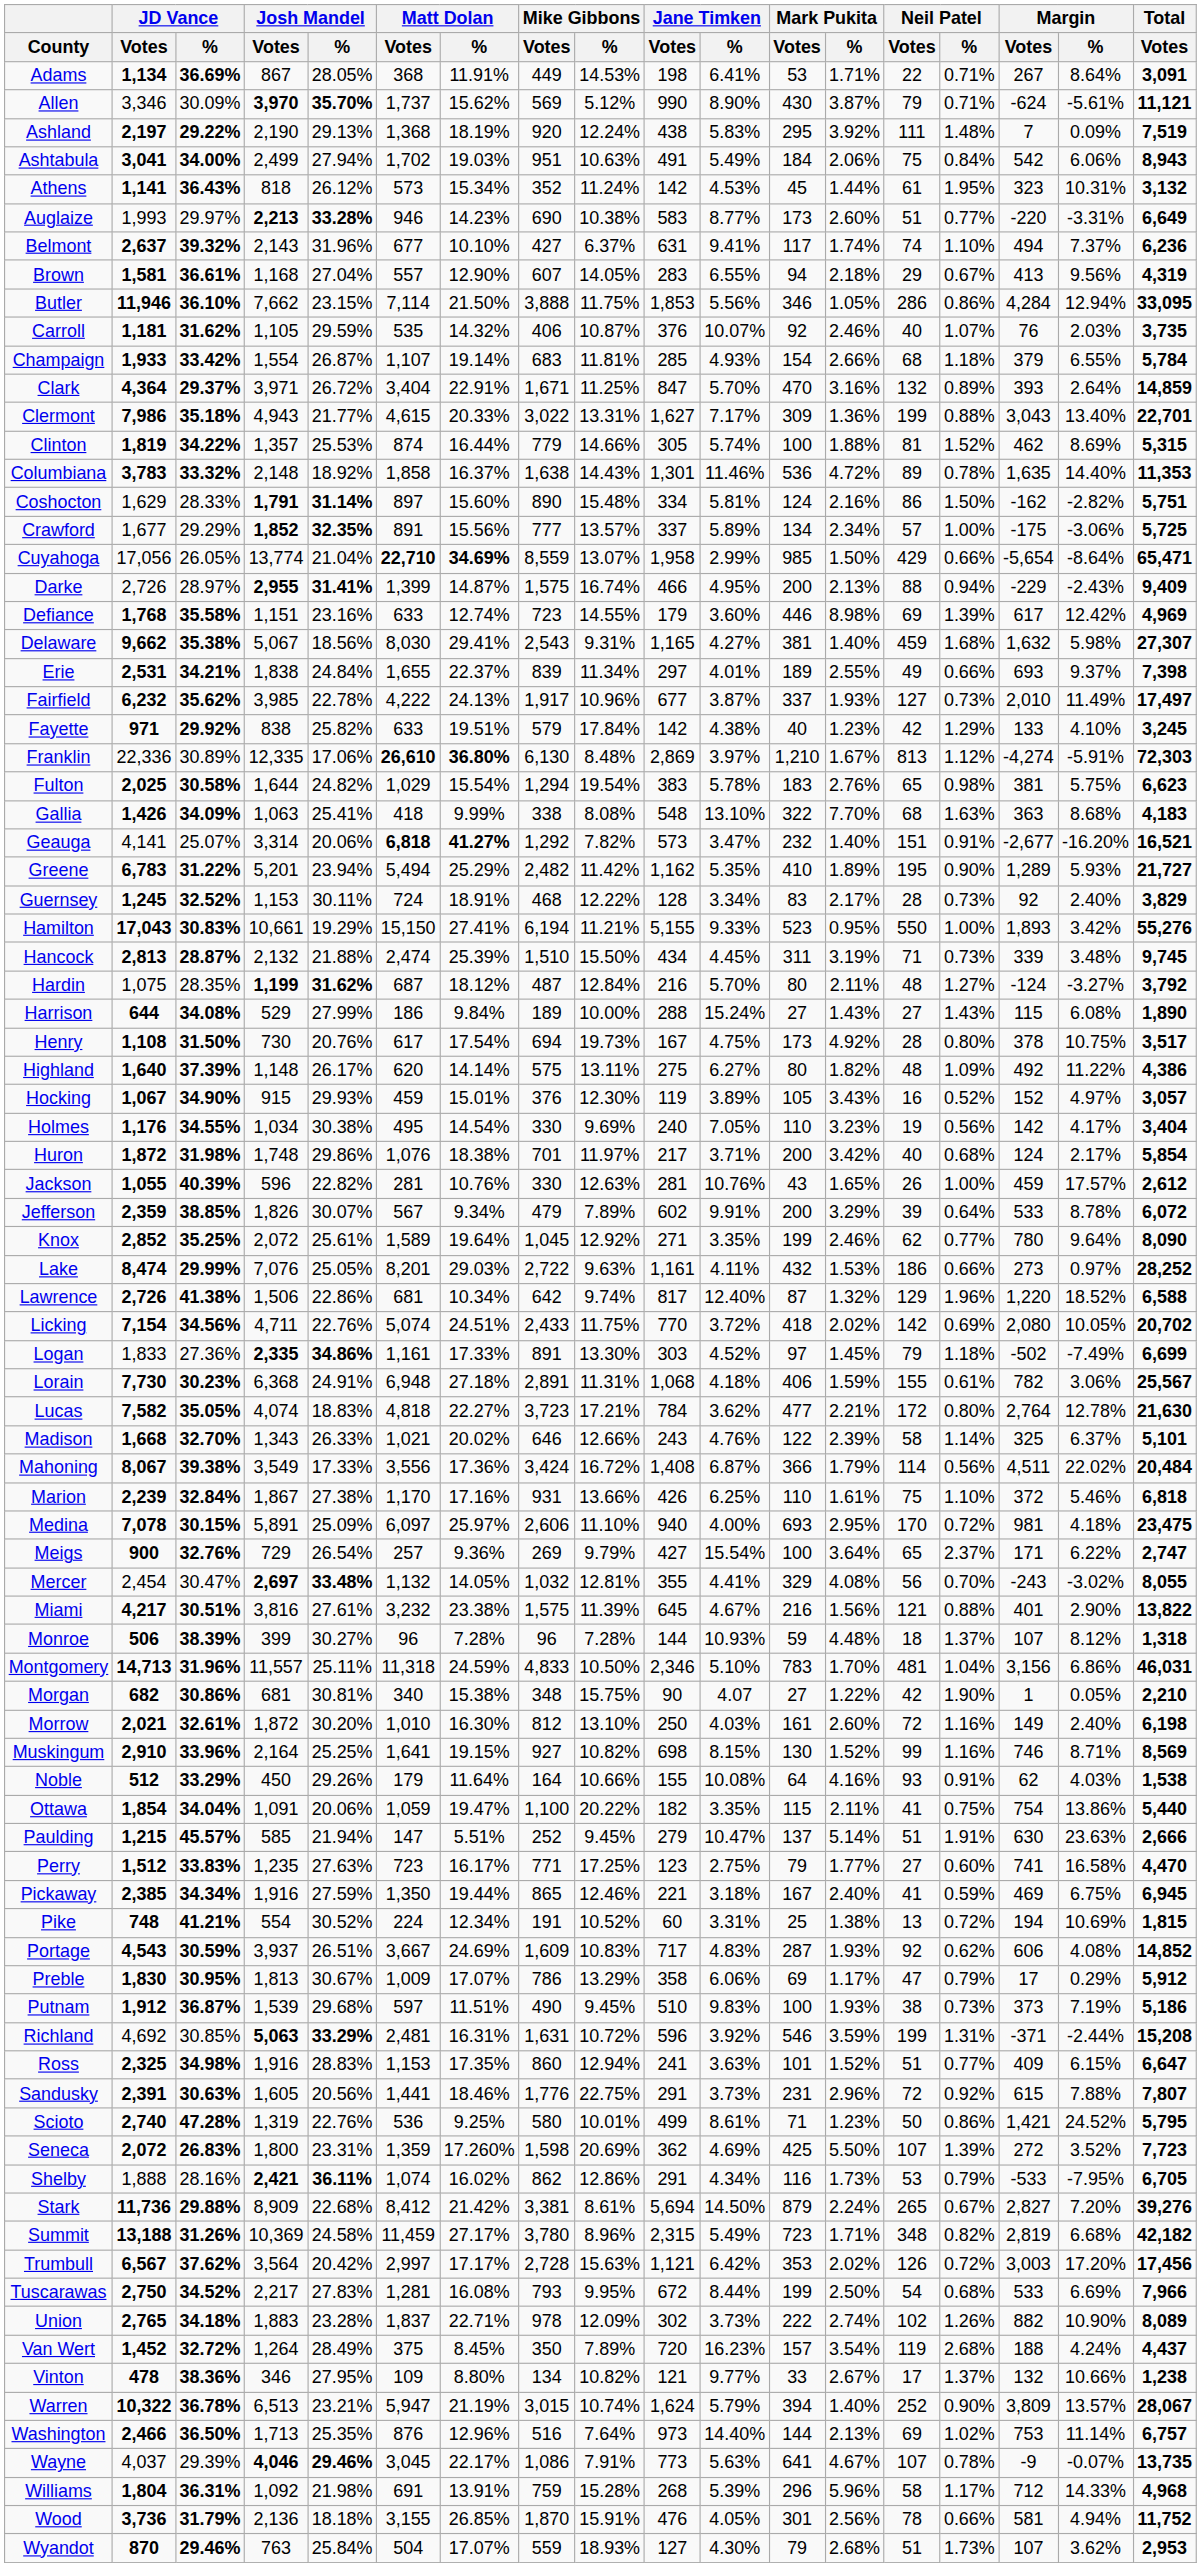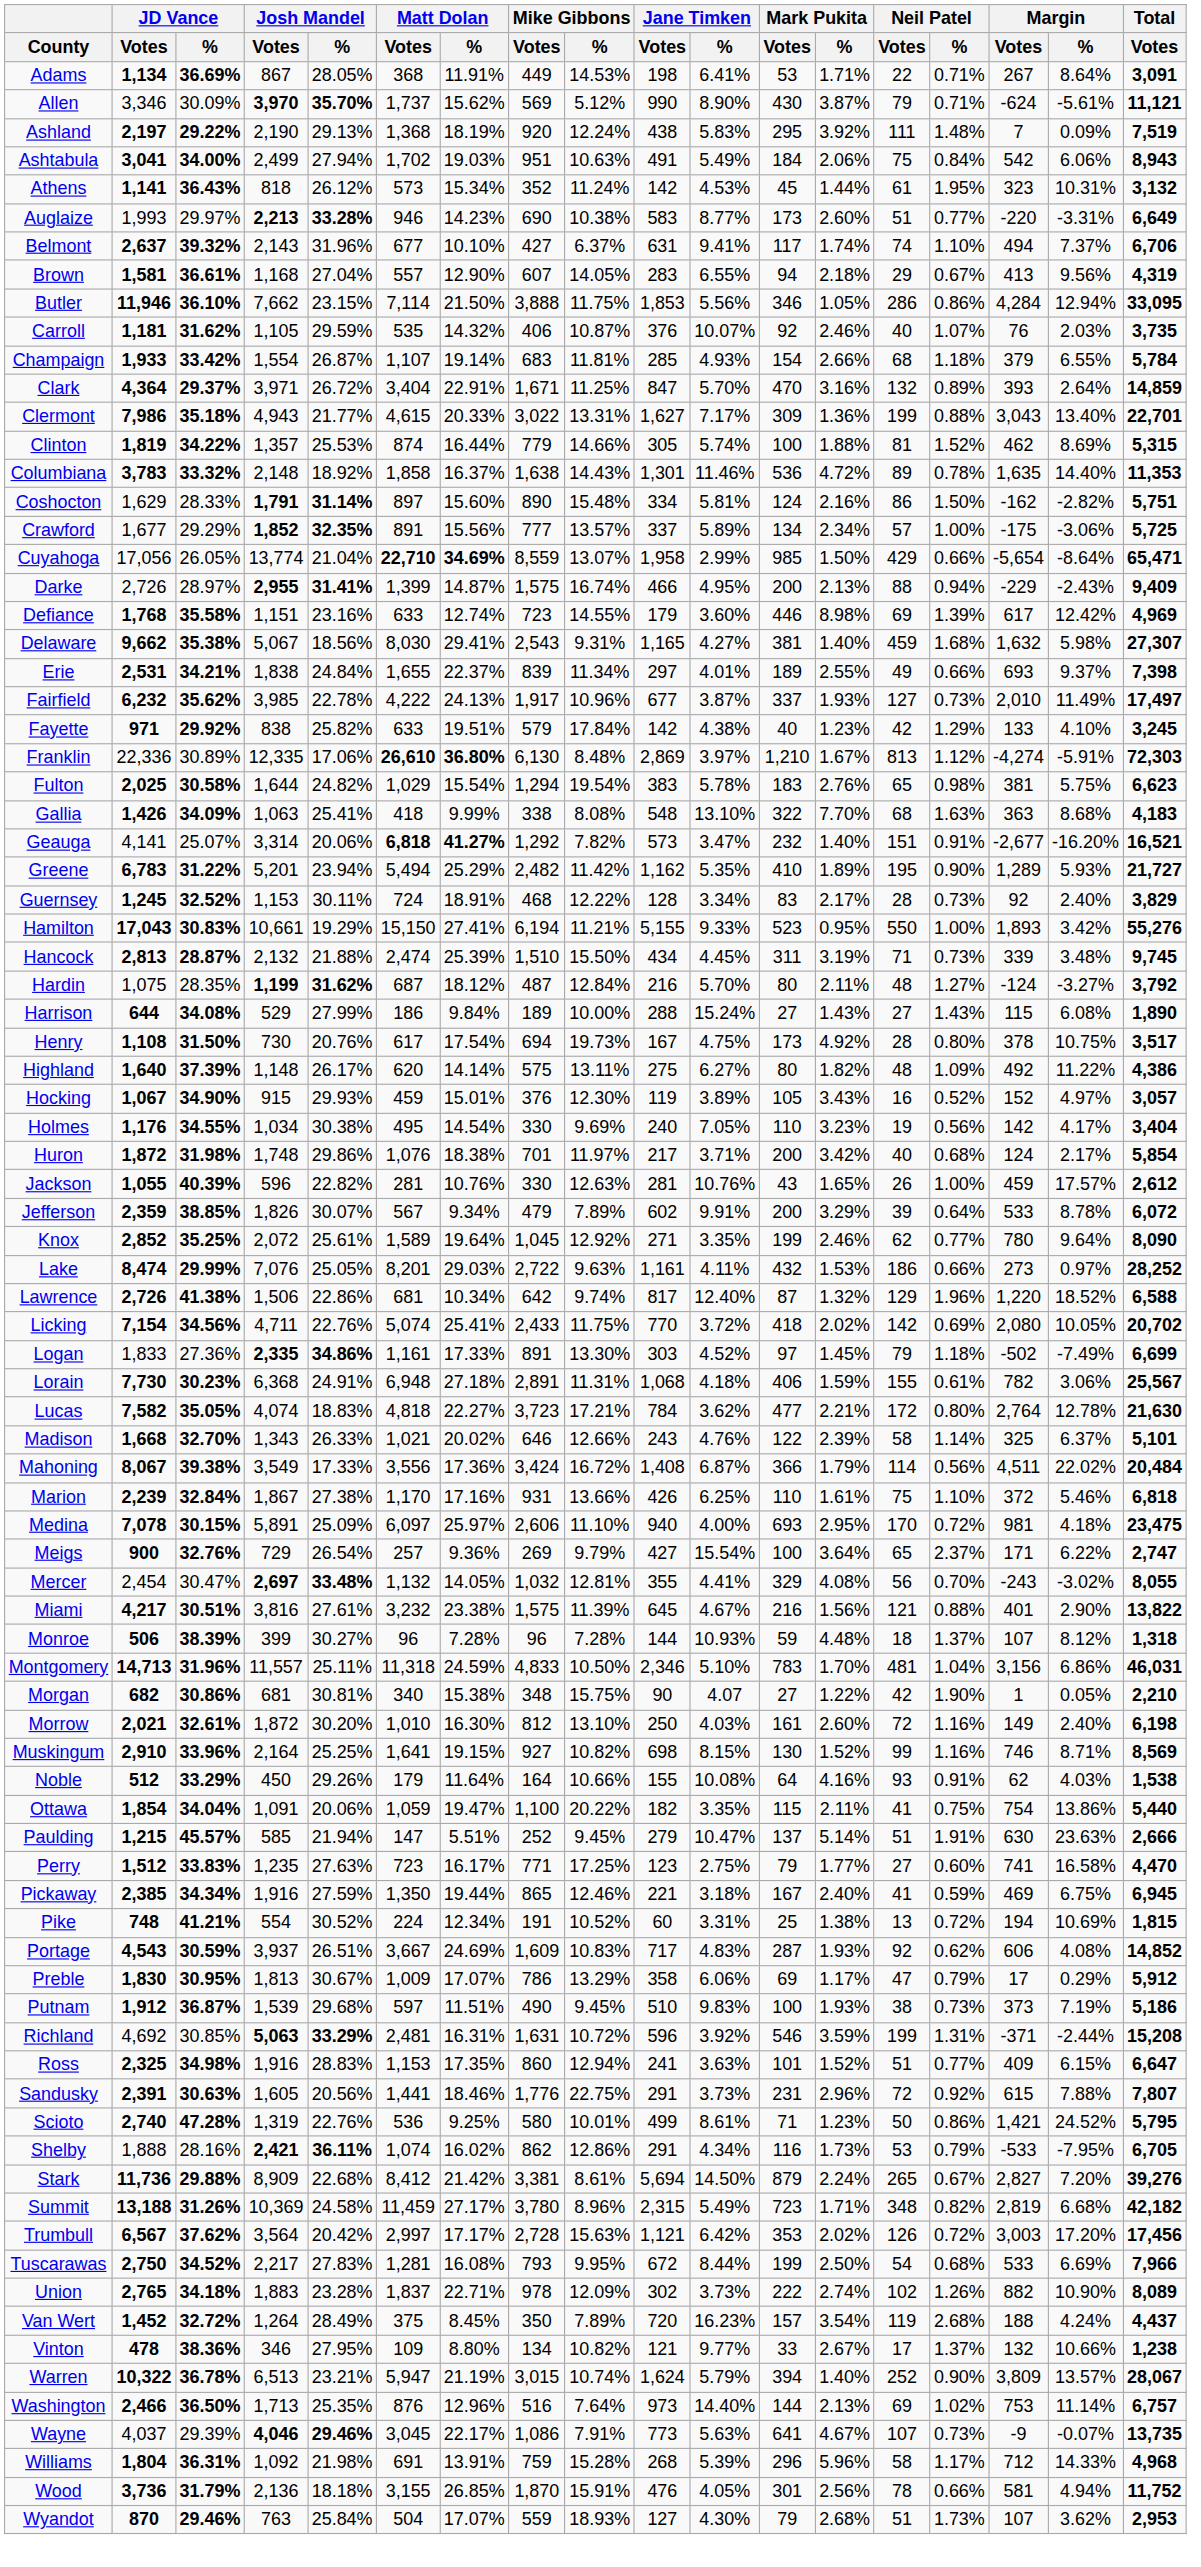(1164, 246) 6,236 -> (1155, 246) 6,706
(479, 1326) 24.51% -> (474, 1326) 25.41%
- row: (58, 2150)
(969, 2462) 0.78% -> (959, 2434) 0.73%
